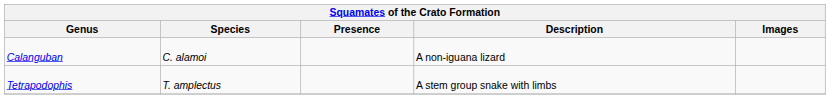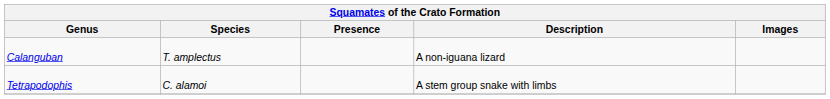(184, 57) C. alamoi -> (192, 57) T. amplectus
(192, 85) T. amplectus -> (184, 85) C. alamoi
